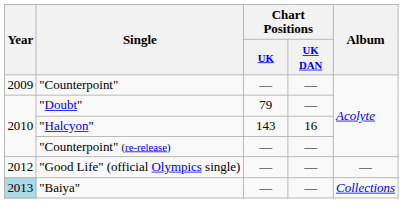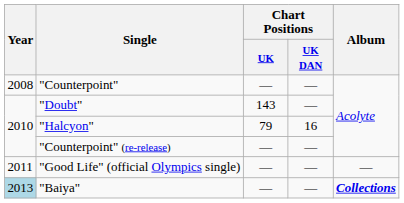(20, 85) 2009 -> (20, 85) 2008
(266, 105) 79 -> (266, 105) 143
(266, 126) 143 -> (266, 126) 79
(20, 167) 2012 -> (20, 167) 2011
(366, 187) normal -> (366, 187) bold
